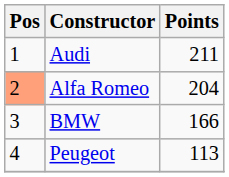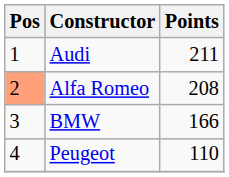(204, 87) 204 -> (204, 87) 208
(204, 154) 113 -> (204, 154) 110
